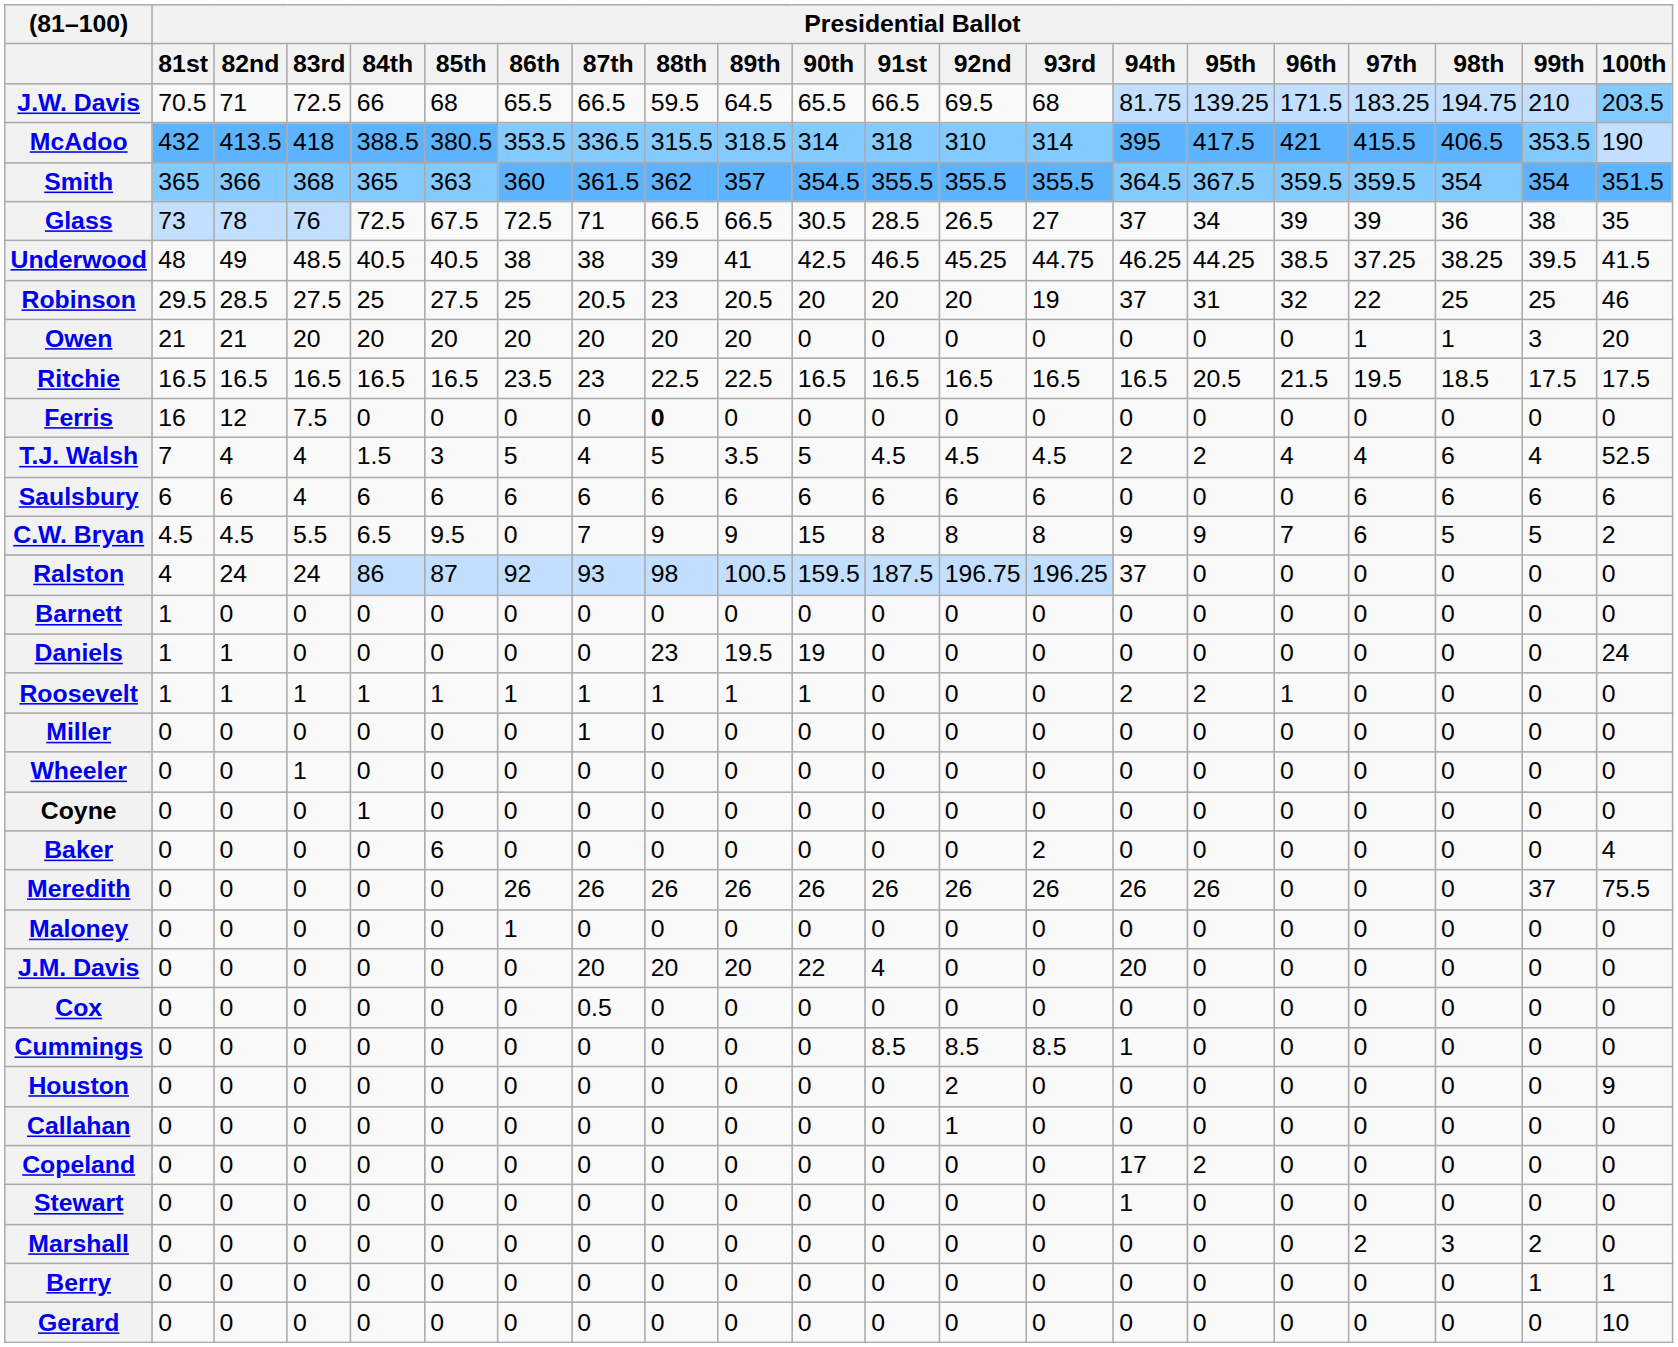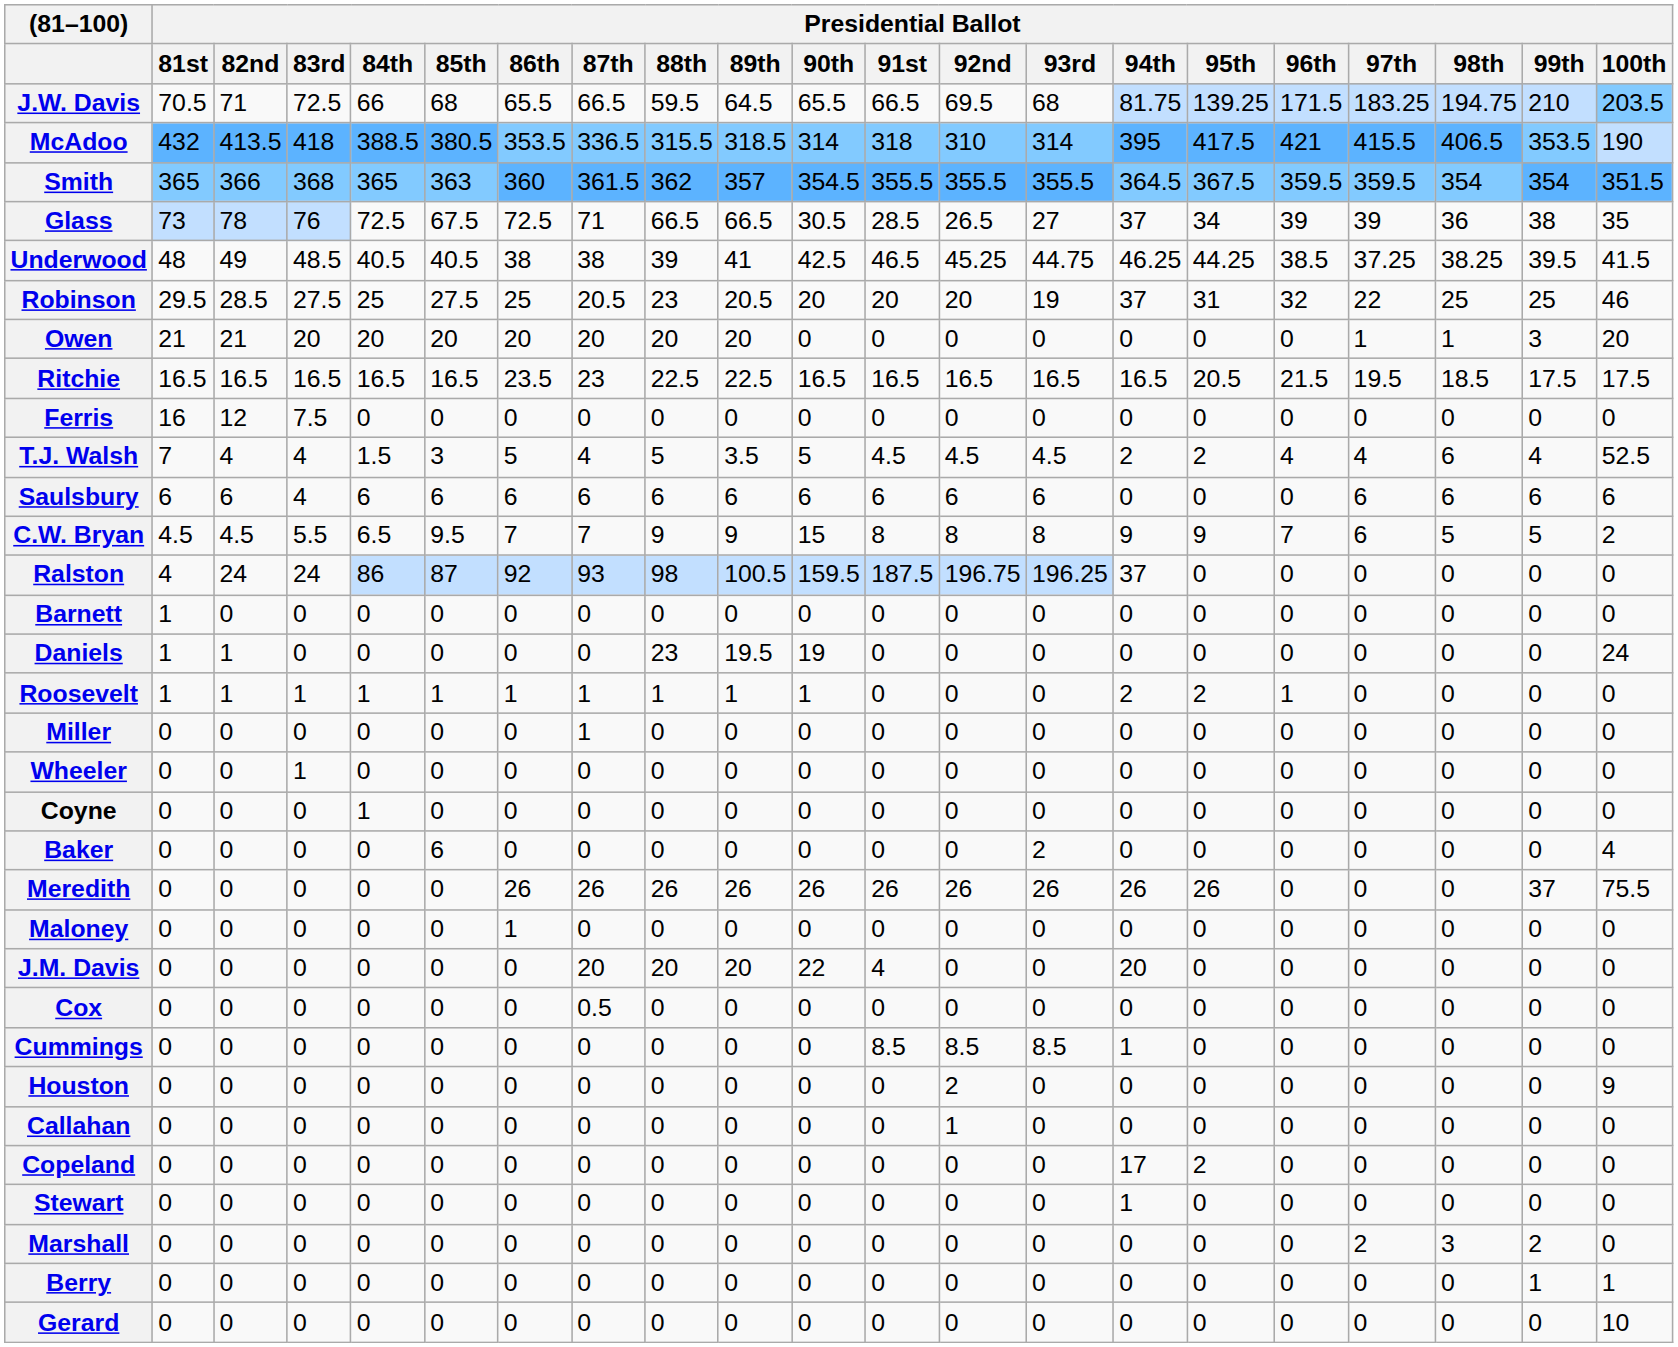(658, 417) bold -> (658, 417) normal
(511, 535) 0 -> (511, 535) 7
